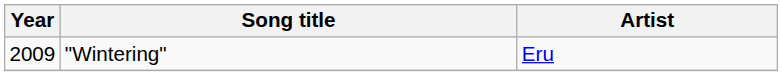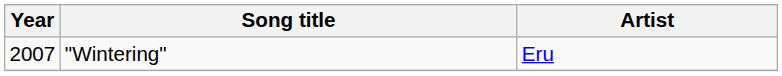(32, 53) 2009 -> (32, 53) 2007
